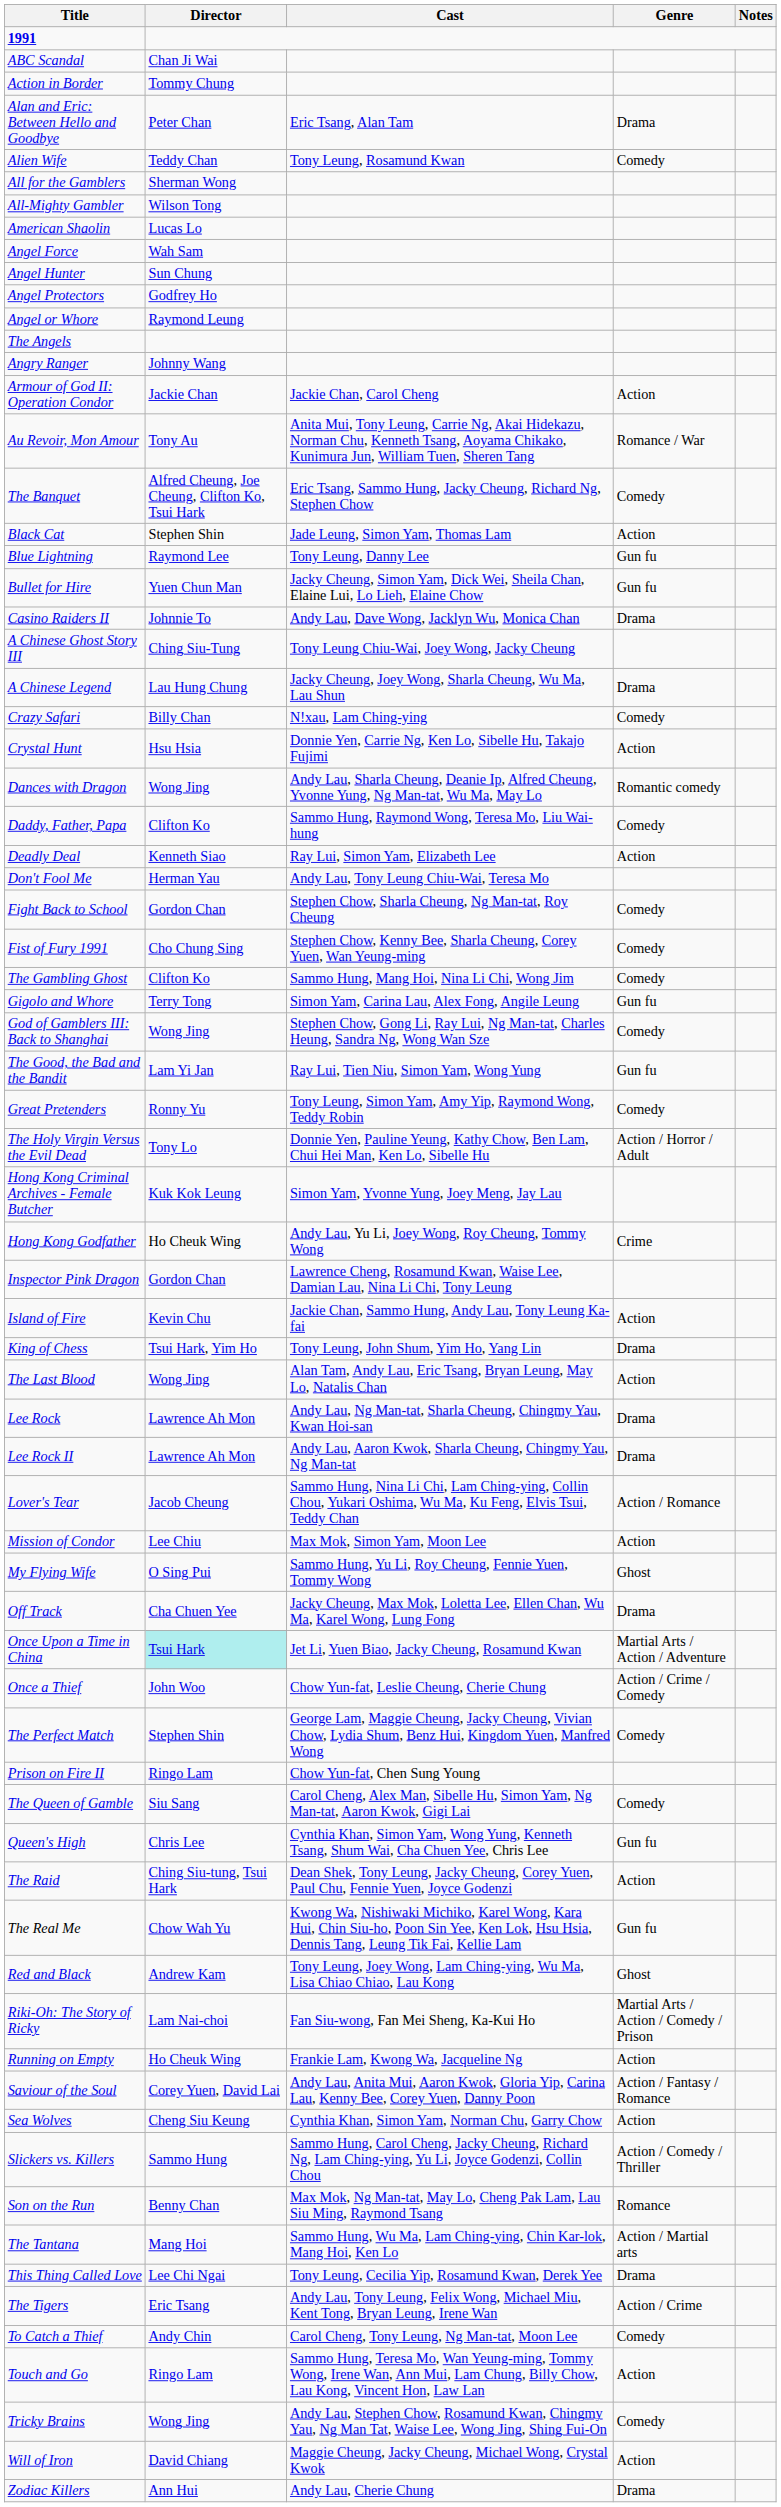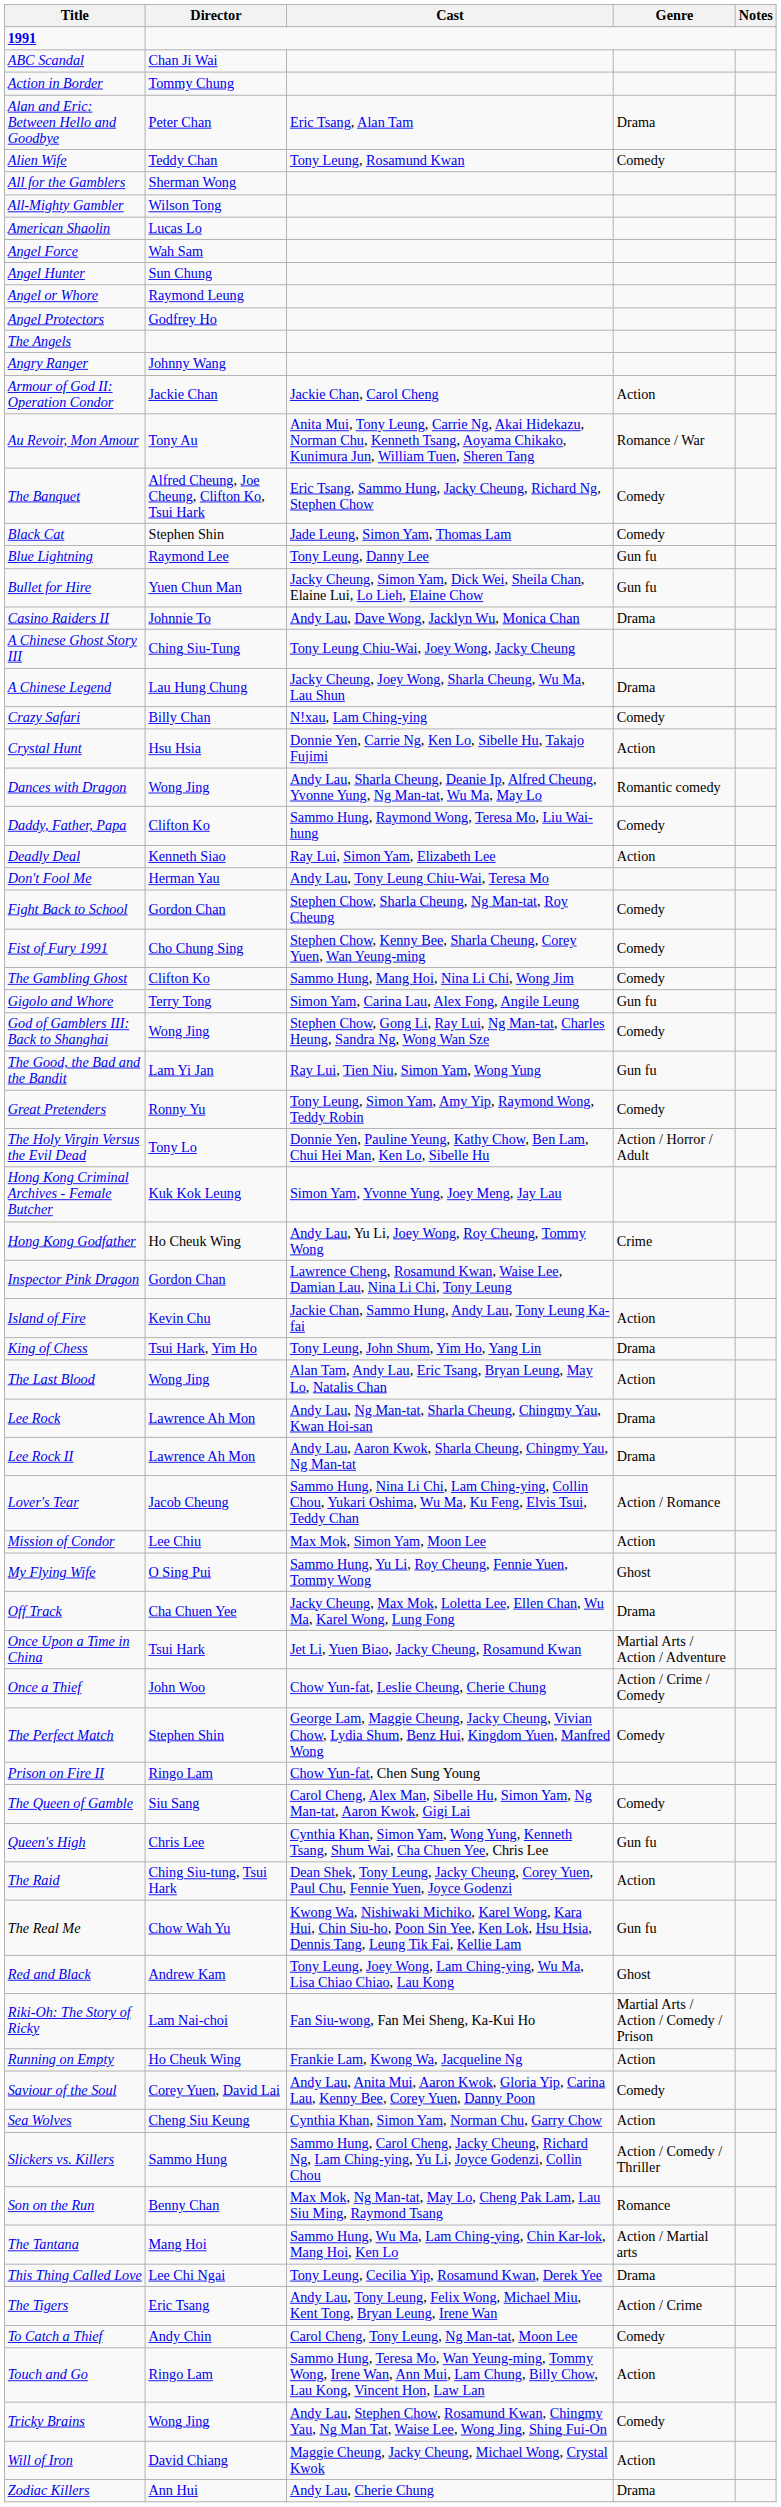rows swapped: (53, 318) <-> (56, 296)
(636, 534) Action -> (641, 534) Comedy
(177, 1649) paleturquoise background -> (177, 1649) no background
(667, 2090) Action / Fantasy / Romance -> (641, 2090) Comedy
